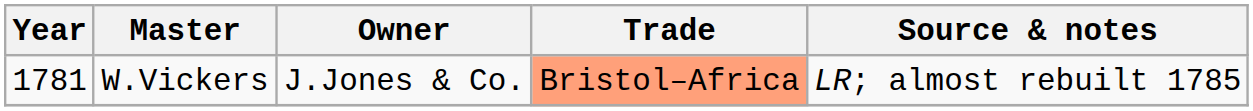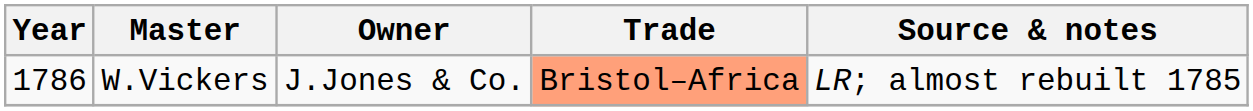(50, 81) 1781 -> (50, 81) 1786
